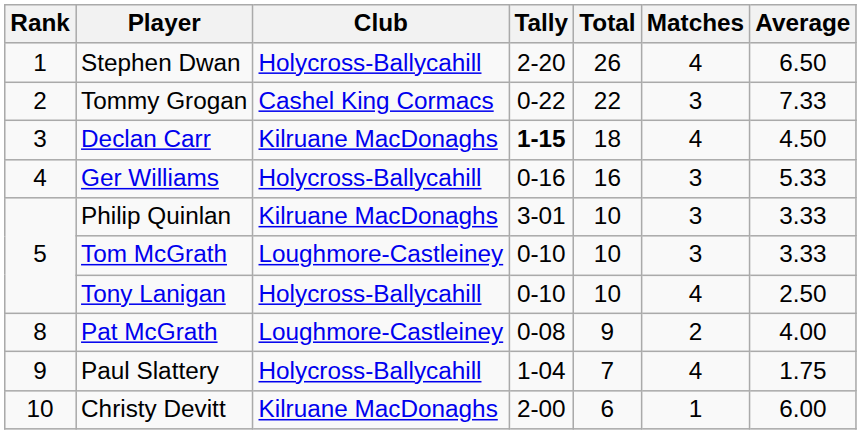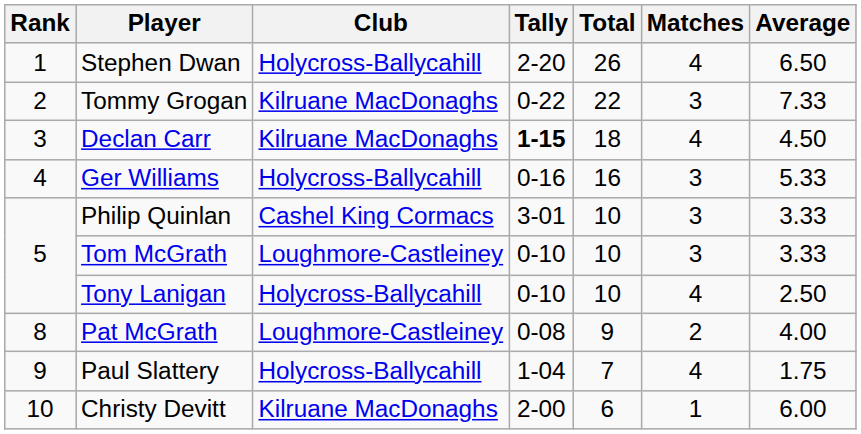(376, 100) Cashel King Cormacs -> (378, 100) Kilruane MacDonaghs
(378, 216) Kilruane MacDonaghs -> (376, 216) Cashel King Cormacs
